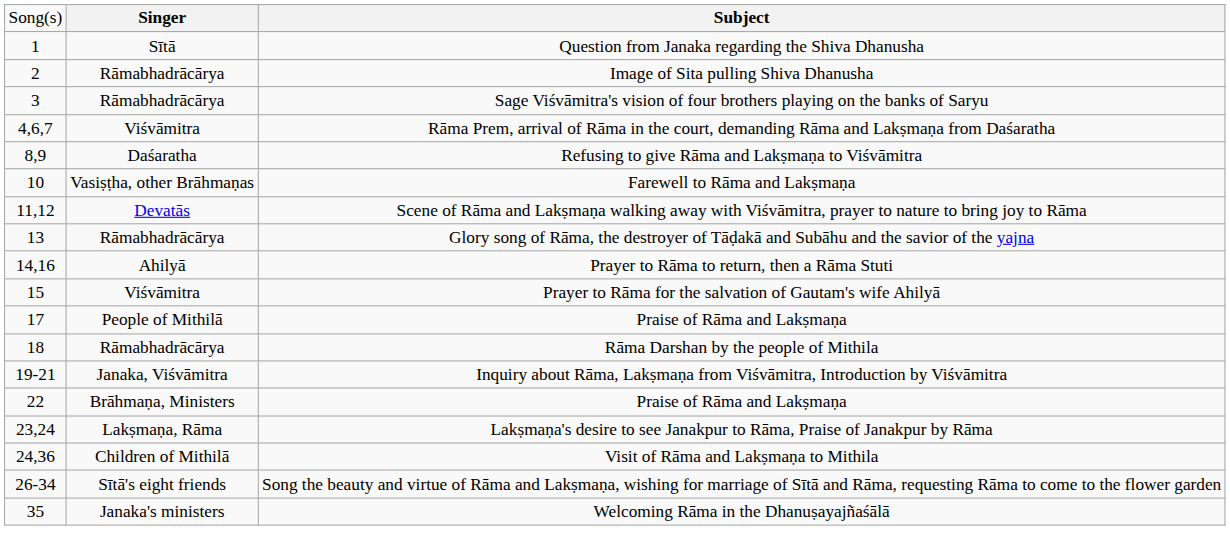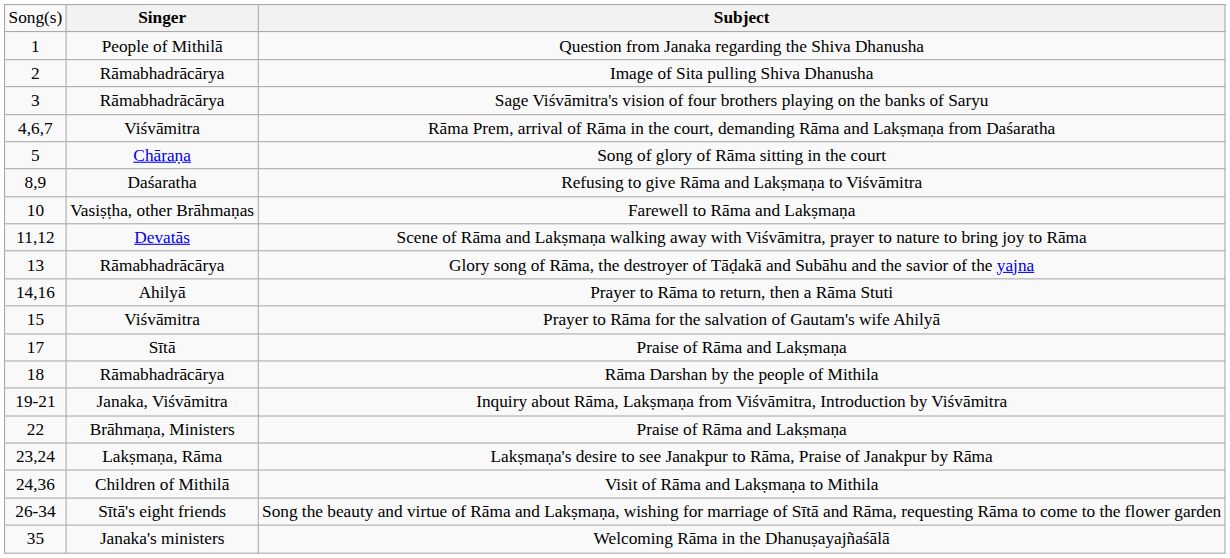(162, 45) Sītā -> (162, 45) People of Mithilā
+ row: (35, 155)
(162, 319) People of Mithilā -> (162, 347) Sītā
